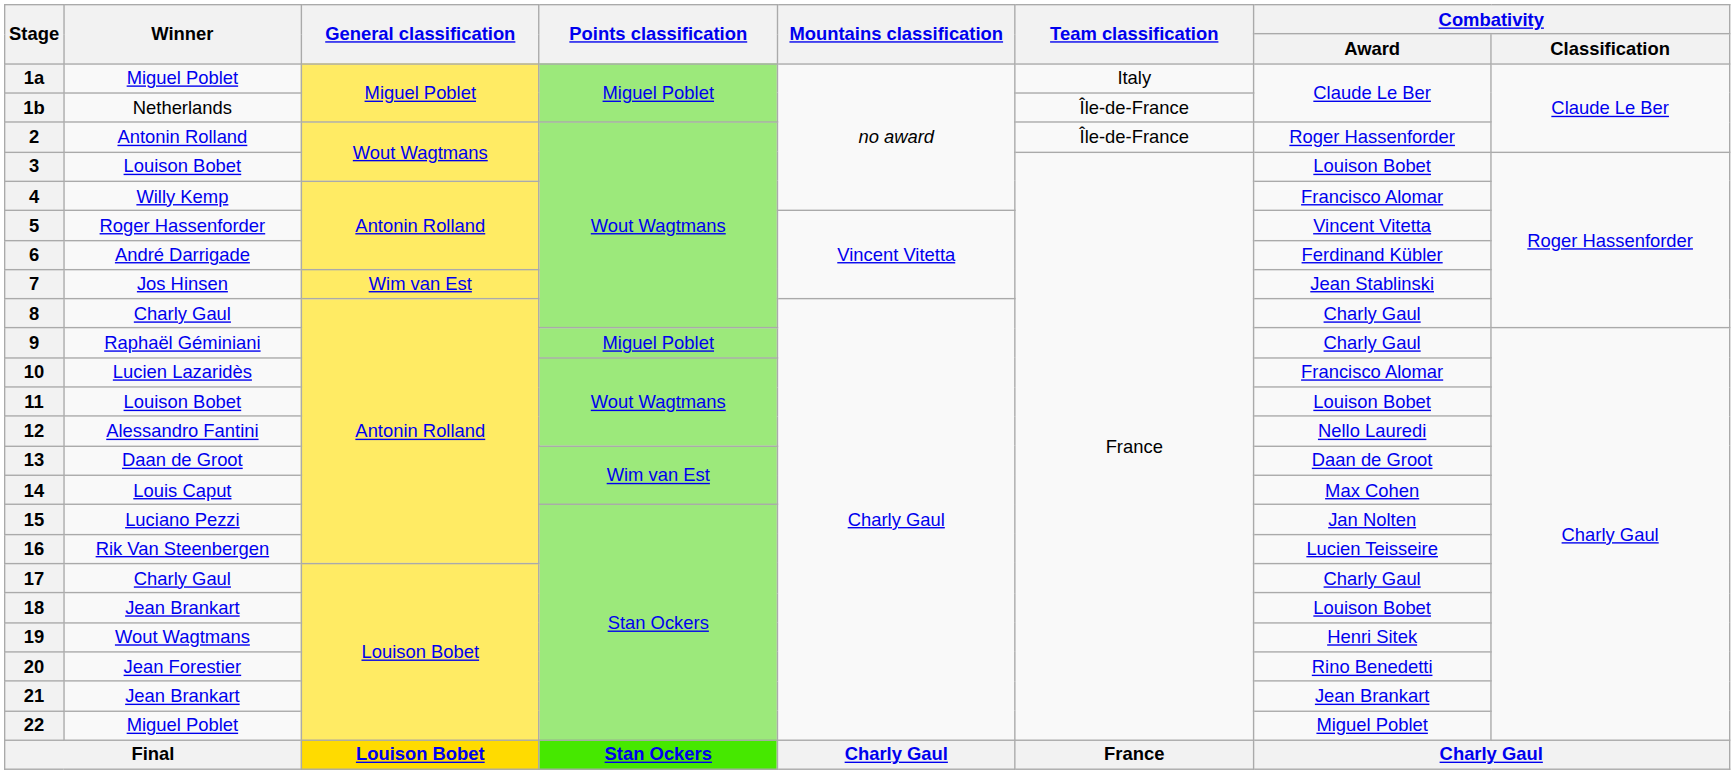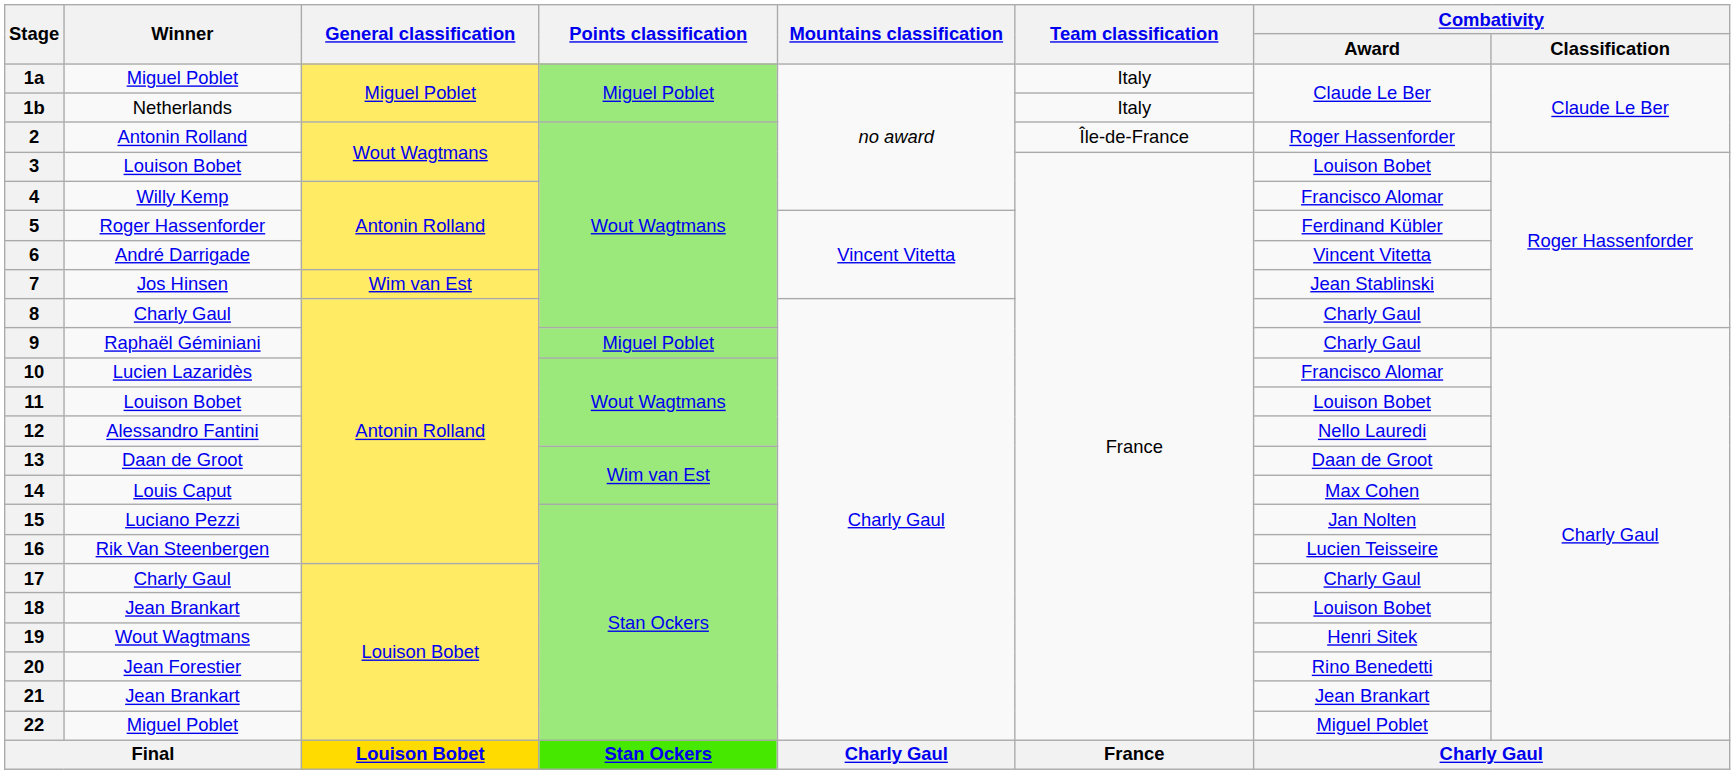(1134, 108) Île-de-France -> (1134, 108) Italy
(1372, 226) Vincent Vitetta -> (1372, 226) Ferdinand Kübler
(1372, 255) Ferdinand Kübler -> (1372, 255) Vincent Vitetta
